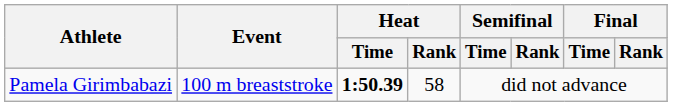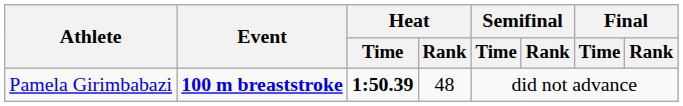(257, 85) normal -> (262, 85) bold
(434, 85) 58 -> (444, 85) 48
